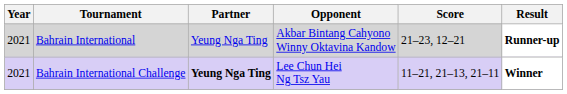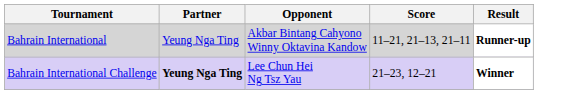- column: (19, 14)
(433, 40) 21–23, 12–21 -> (421, 40) 11–21, 21–13, 21–11
(450, 73) 11–21, 21–13, 21–11 -> (404, 73) 21–23, 12–21
